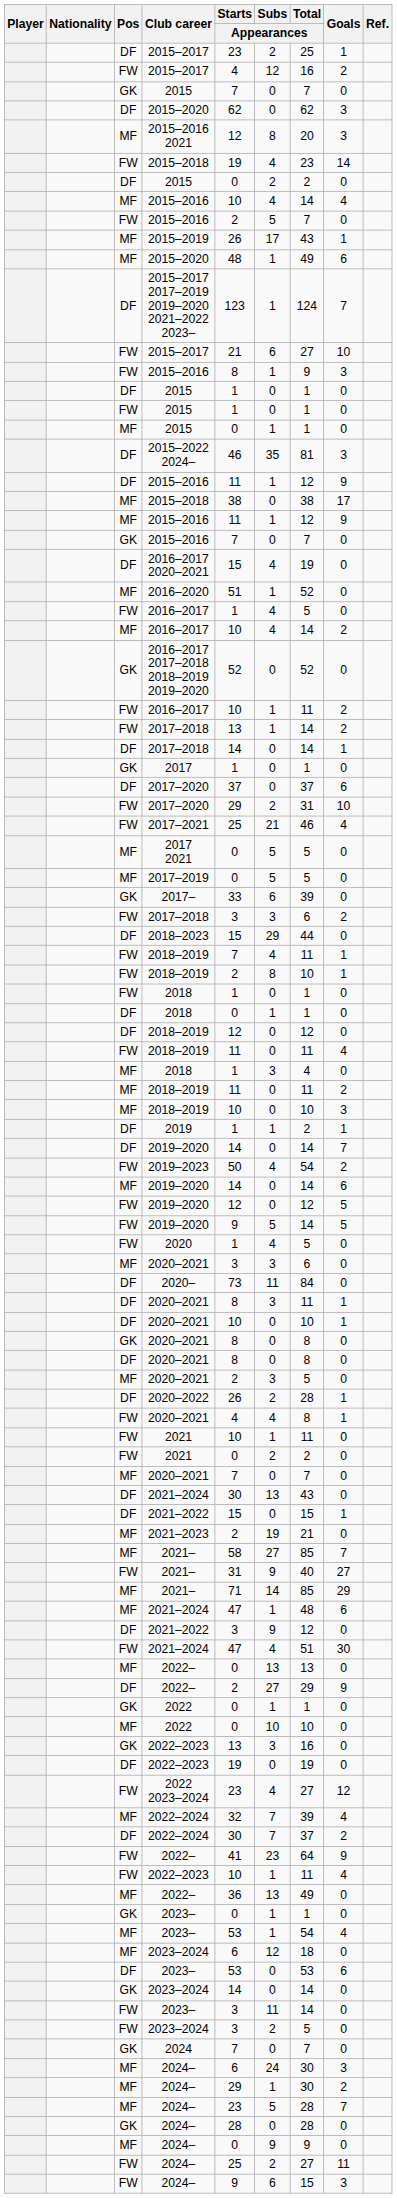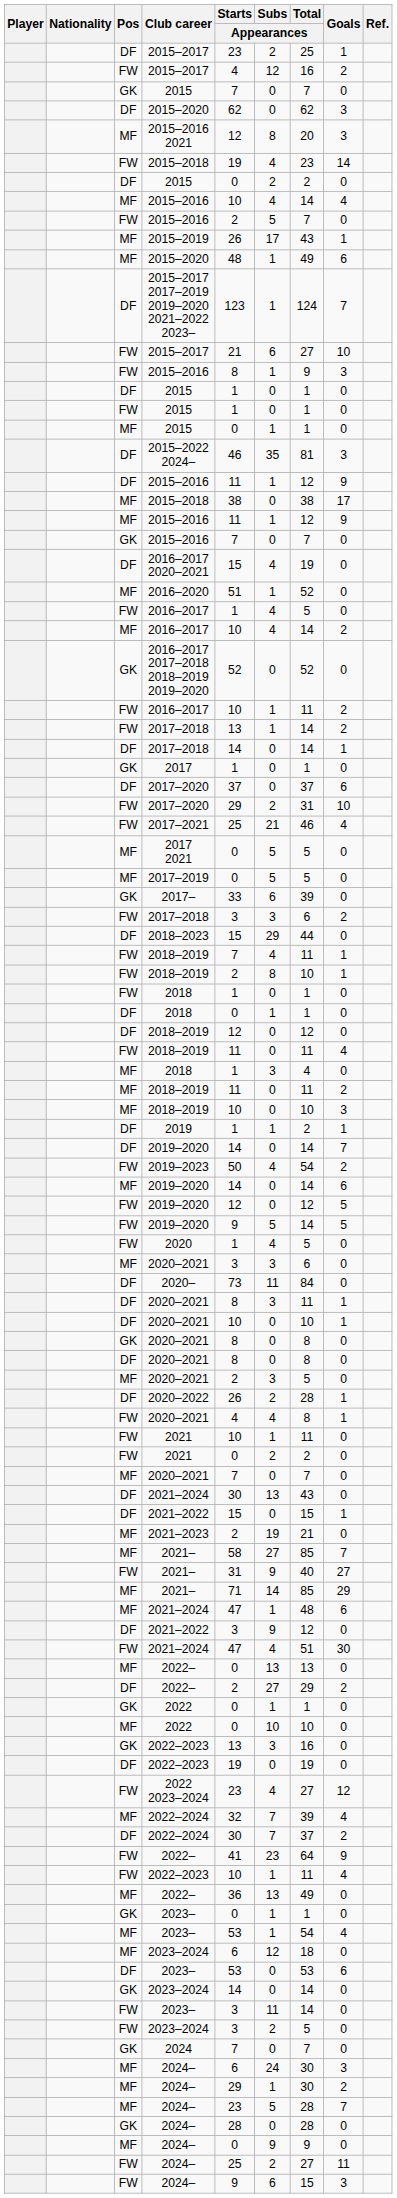(344, 1688) 9 -> (344, 1688) 2
